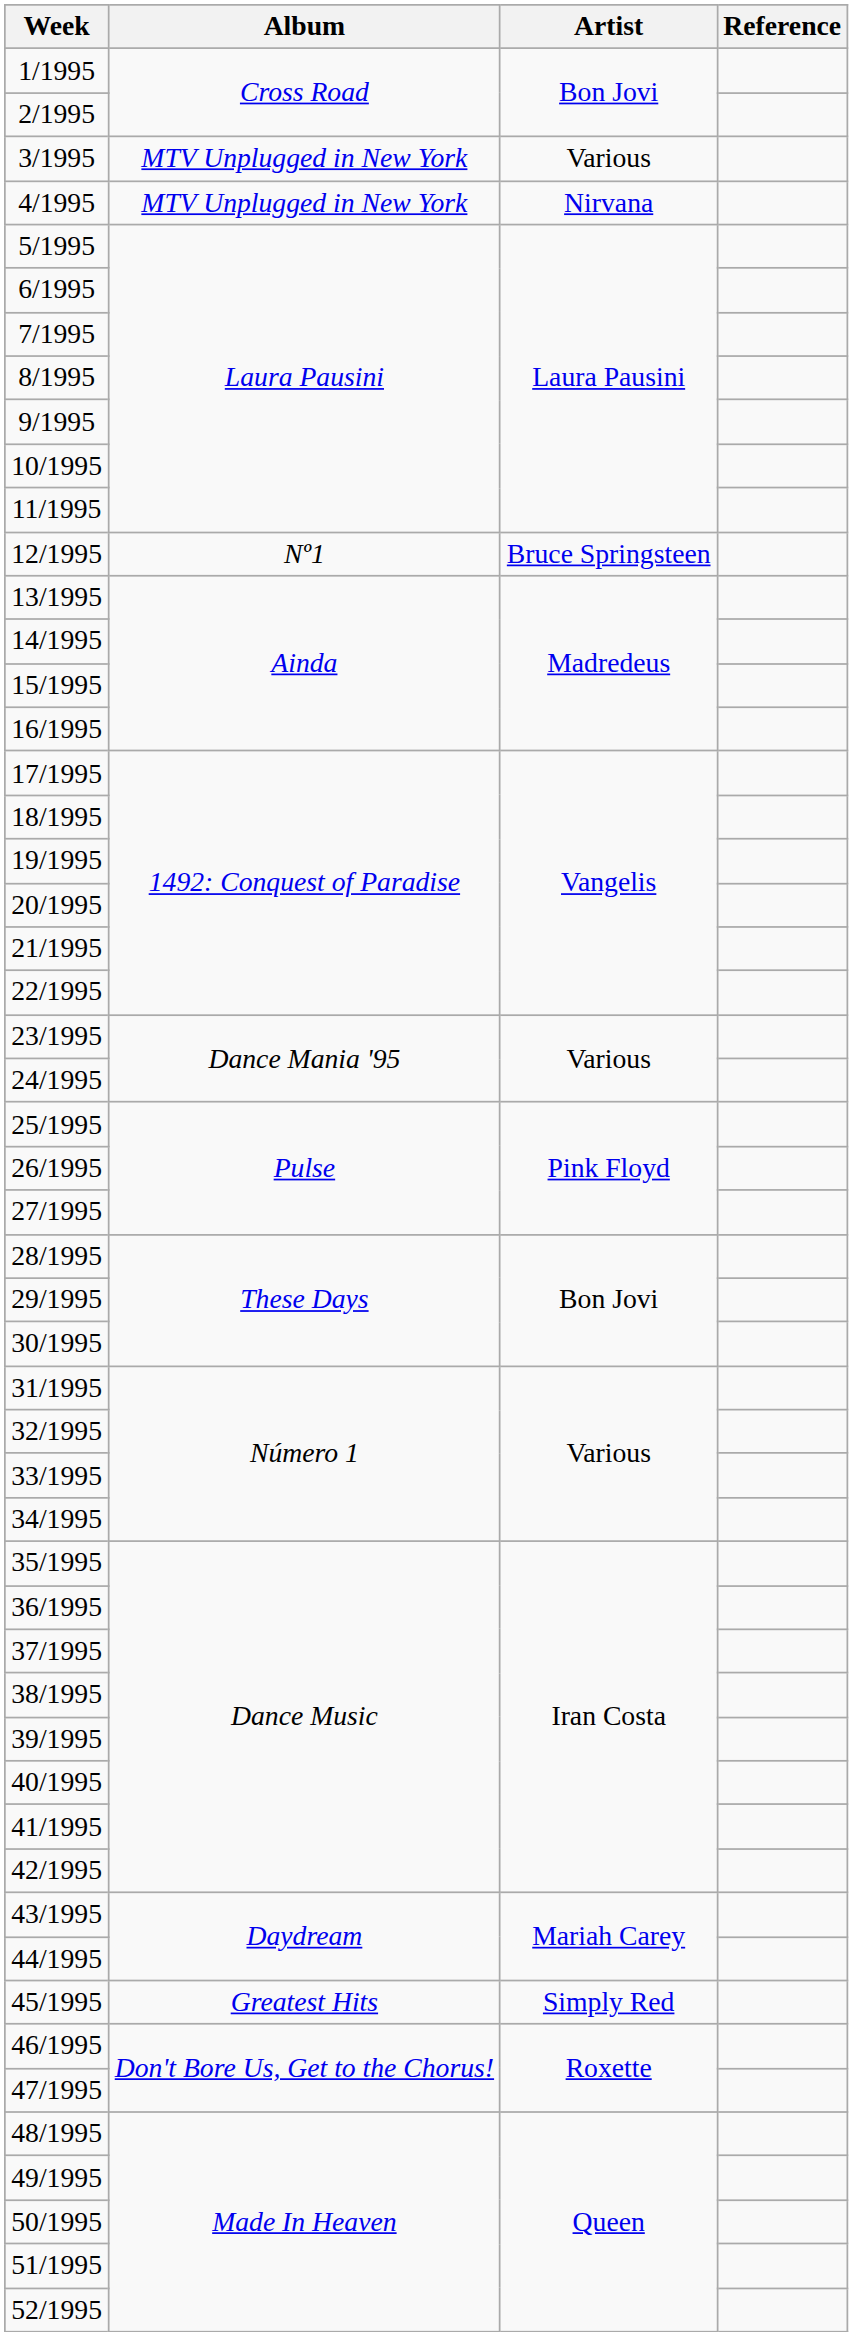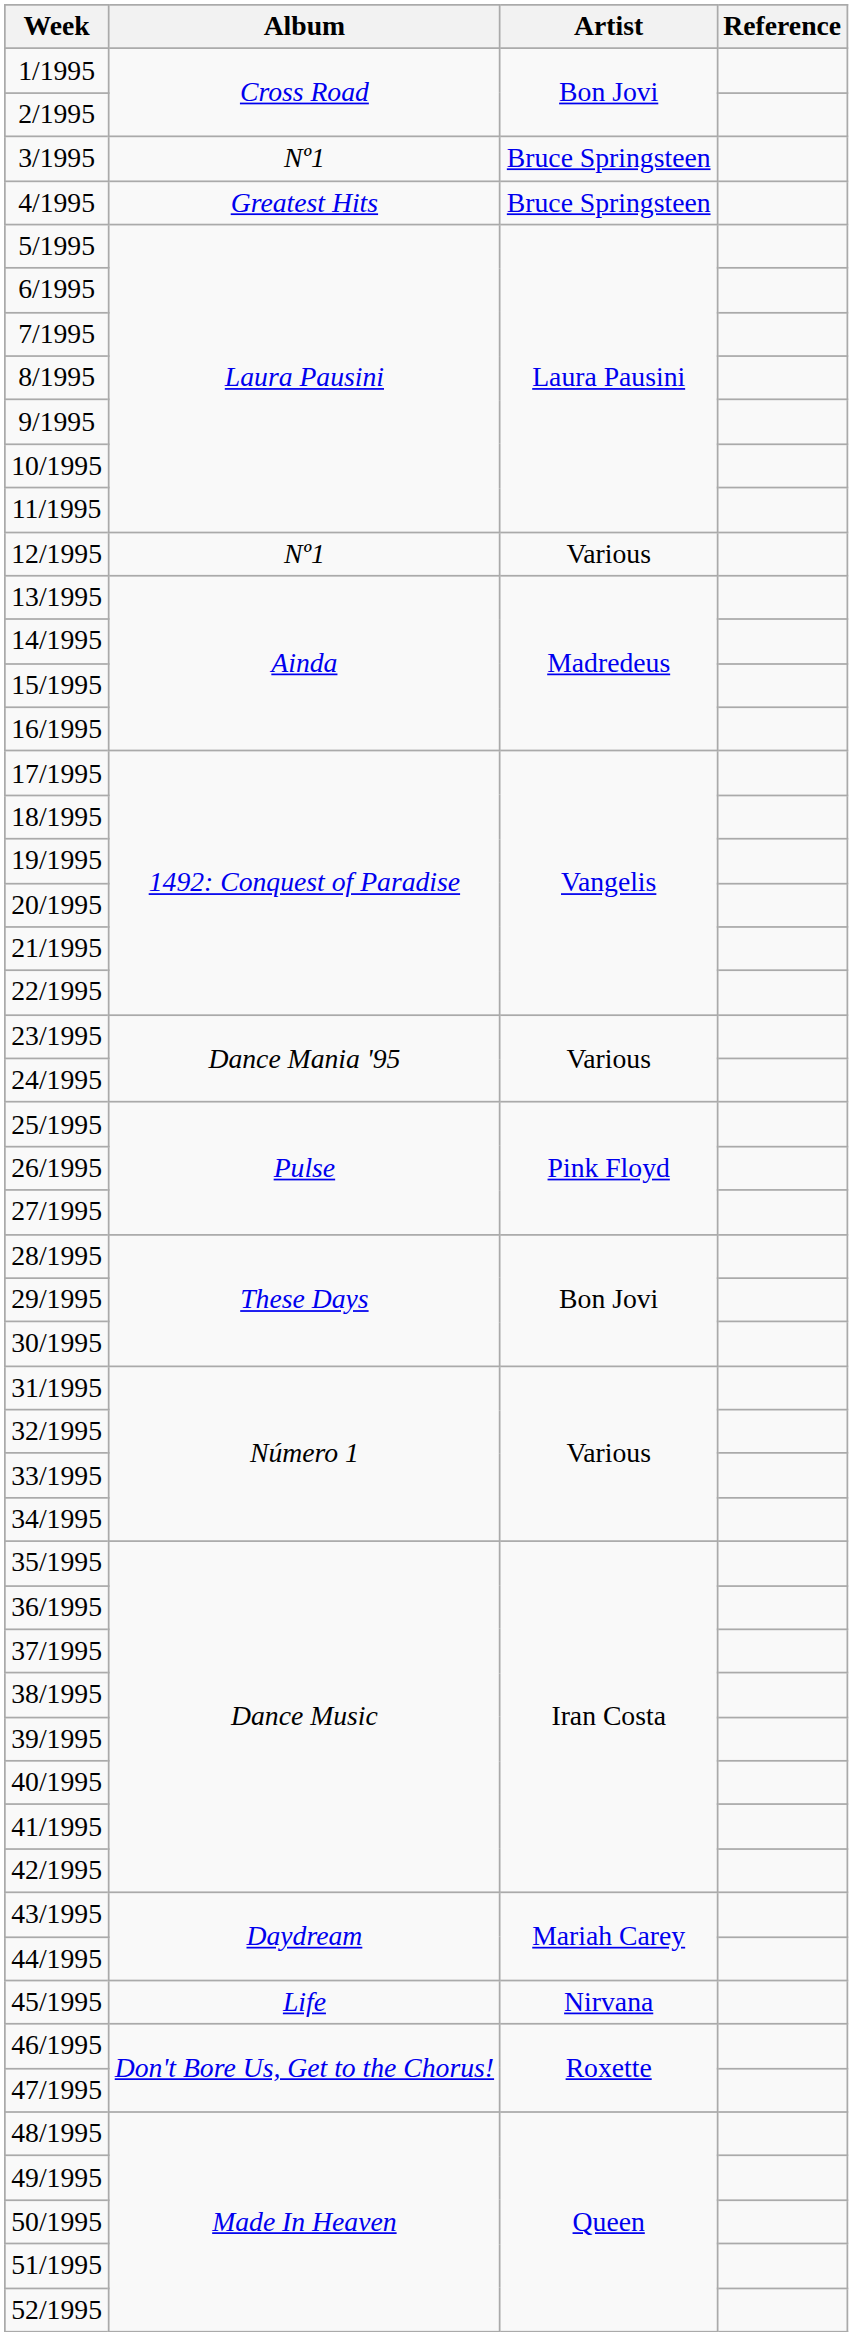(304, 158) MTV Unplugged in New York -> (304, 158) Nº1
(609, 158) Various -> (609, 158) Bruce Springsteen
(304, 202) MTV Unplugged in New York -> (304, 202) Greatest Hits
(609, 202) Nirvana -> (609, 202) Bruce Springsteen
(609, 553) Bruce Springsteen -> (609, 553) Various
(304, 2001) Greatest Hits -> (304, 2001) Life
(609, 2001) Simply Red -> (609, 2001) Nirvana
